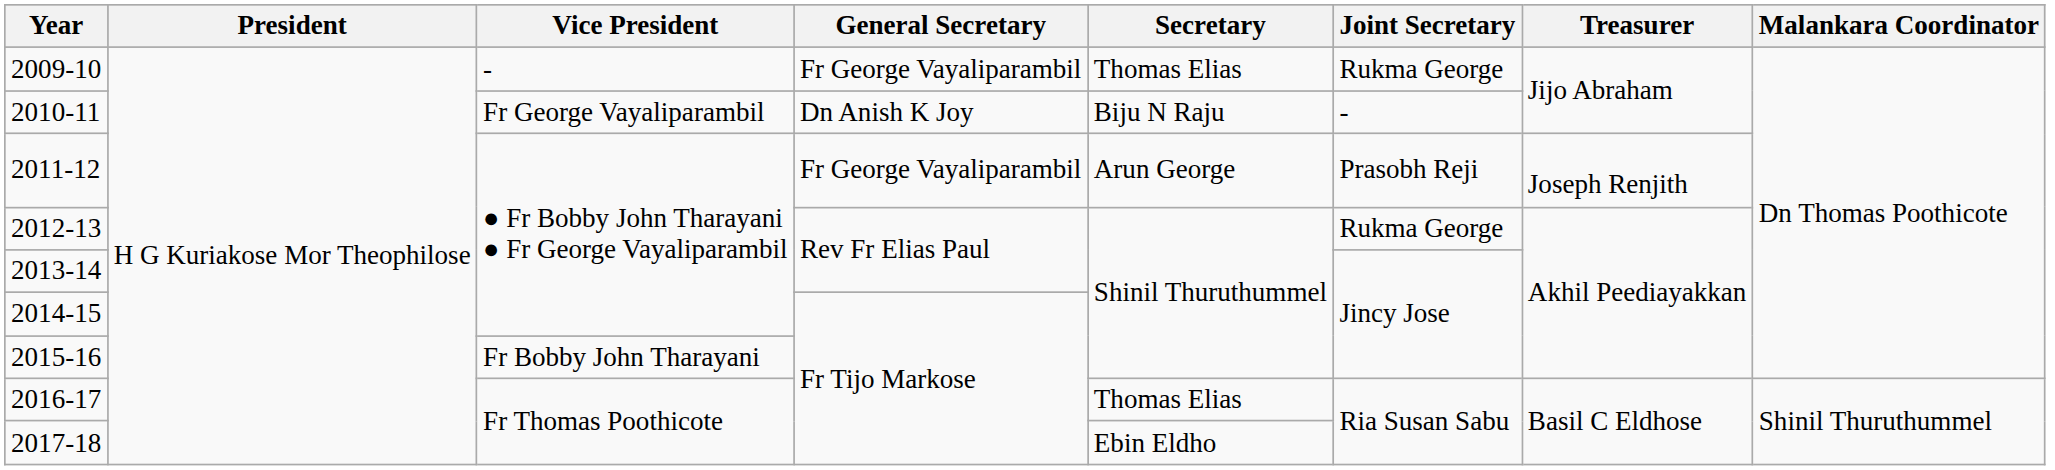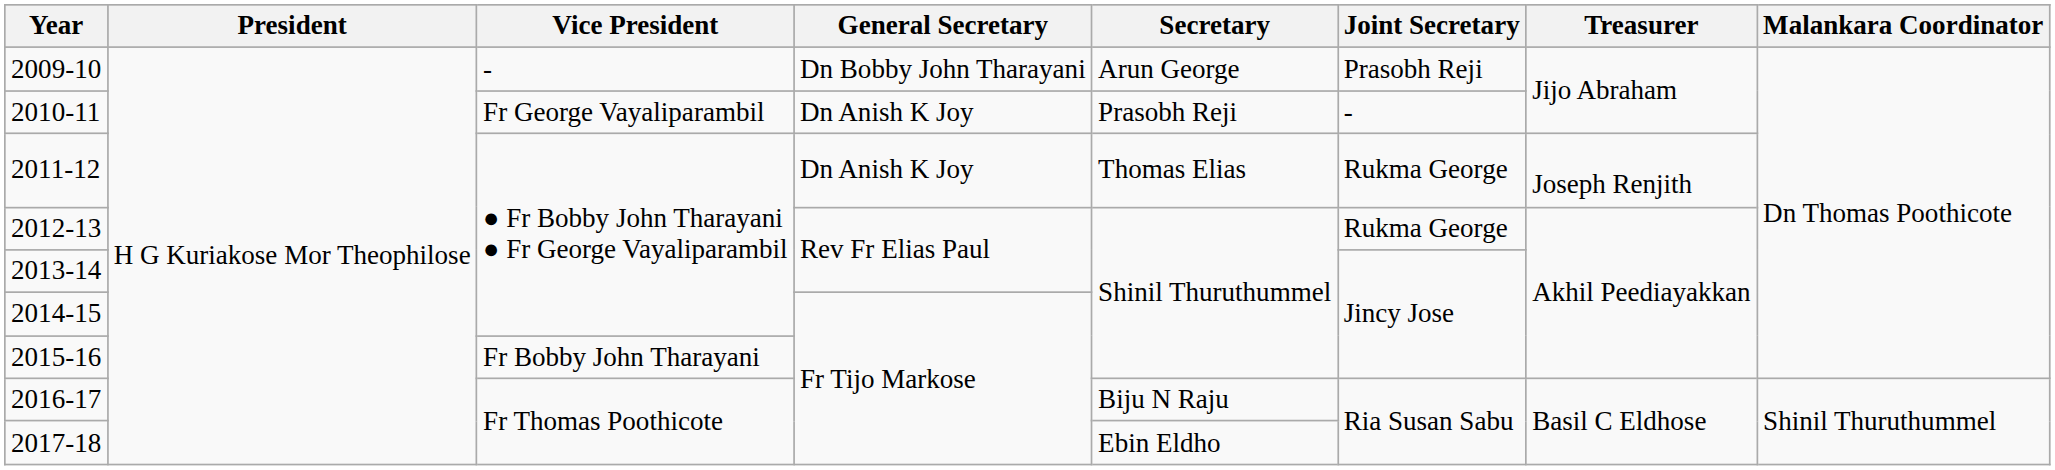(941, 68) Fr George Vayaliparambil -> (943, 68) Dn Bobby John Tharayani
(1168, 68) Thomas Elias -> (1169, 68) Arun George
(1421, 68) Rukma George -> (1413, 68) Prasobh Reji
(1159, 111) Biju N Raju -> (1168, 111) Prasobh Reji
(941, 169) Fr George Vayaliparambil -> (887, 169) Dn Anish K Joy
(1165, 169) Arun George -> (1172, 169) Thomas Elias
(1409, 169) Prasobh Reji -> (1426, 169) Rukma George
(1168, 399) Thomas Elias -> (1163, 399) Biju N Raju
